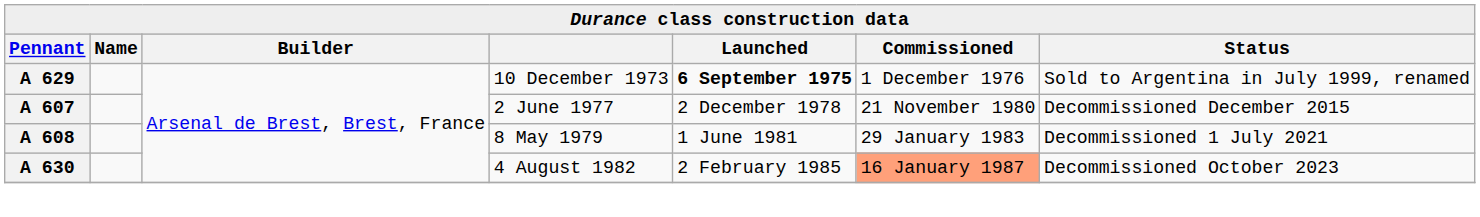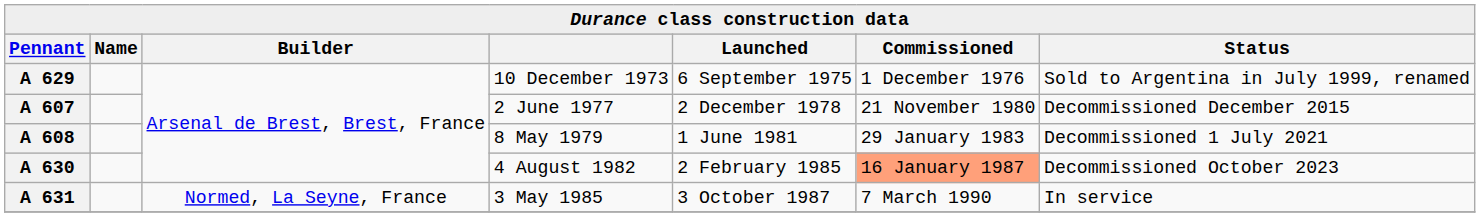(765, 79) bold -> (765, 79) normal
+ row: (47, 198)
